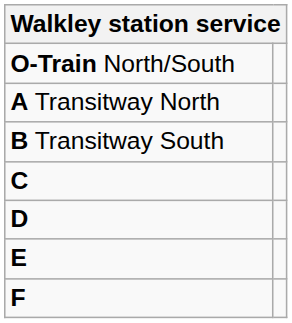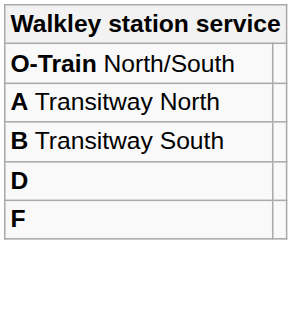- row: (19, 180)
- row: (19, 258)
